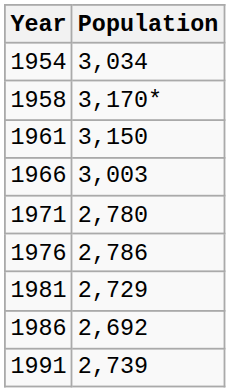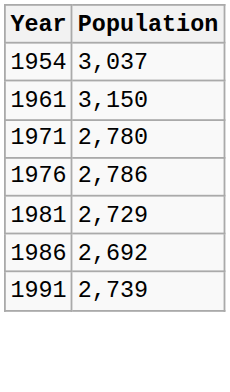(113, 62) 3,034 -> (113, 62) 3,037
- row: (39, 100)
- row: (39, 177)
